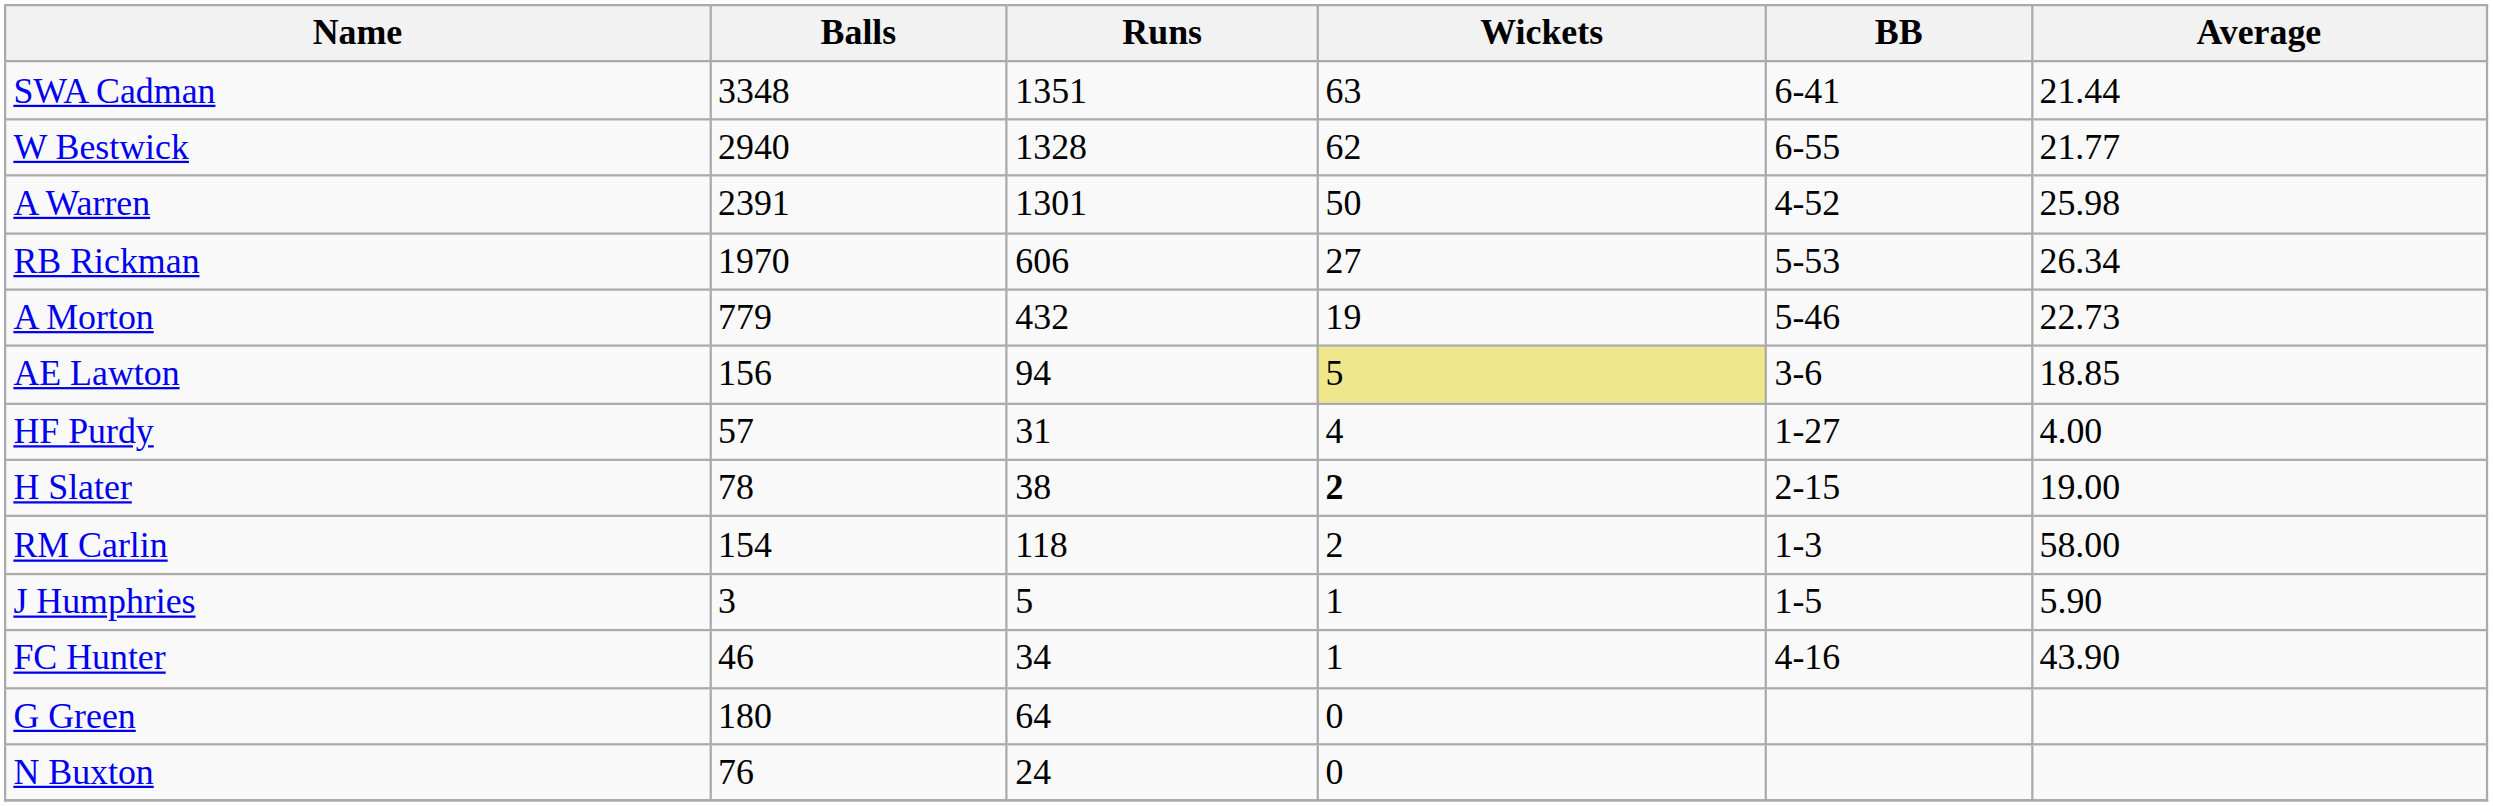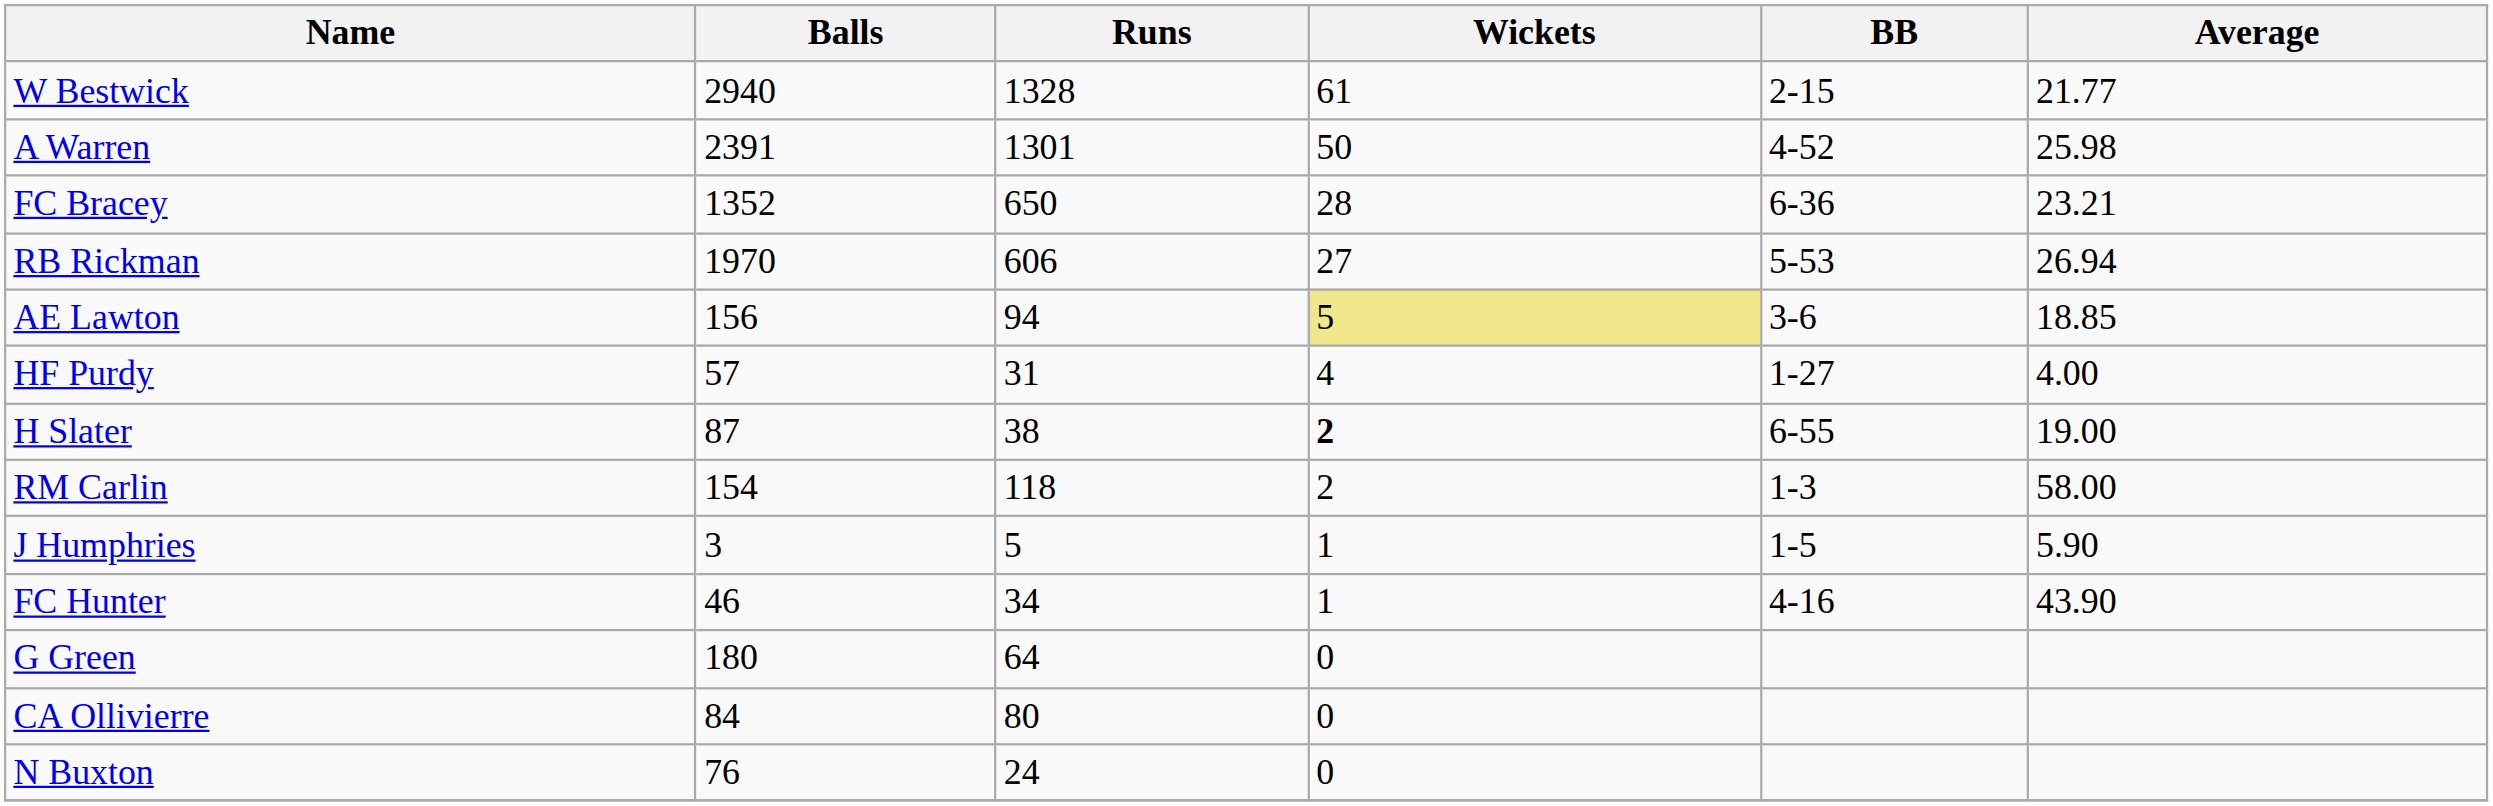- row: (114, 89)
(1343, 146) 62 -> (1334, 89) 61
(1807, 146) 6-55 -> (1802, 89) 2-15
+ row: (91, 203)
(2080, 260) 26.34 -> (2076, 260) 26.94
- row: (84, 317)
(736, 487) 78 -> (722, 430) 87
(1807, 487) 2-15 -> (1802, 430) 6-55
+ row: (111, 715)
